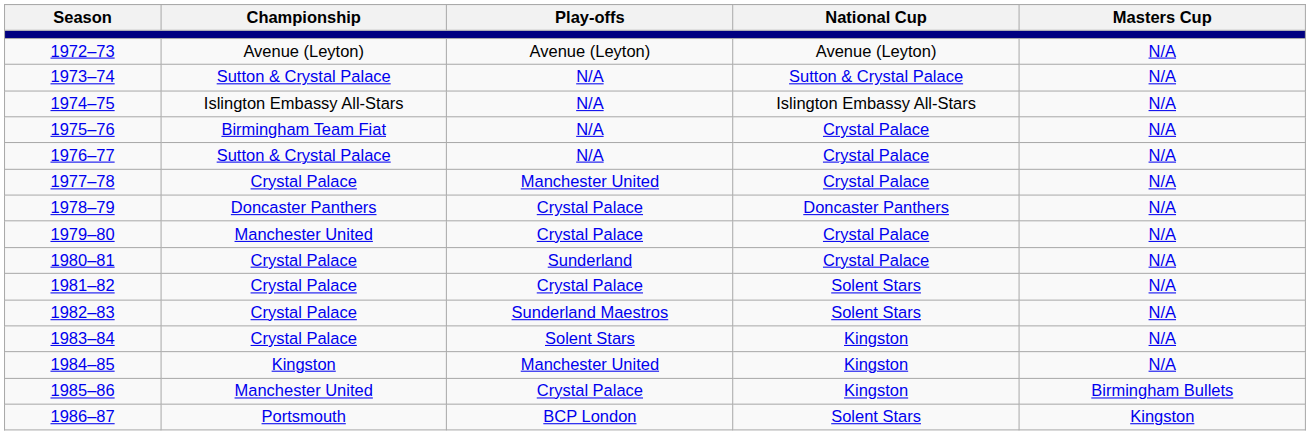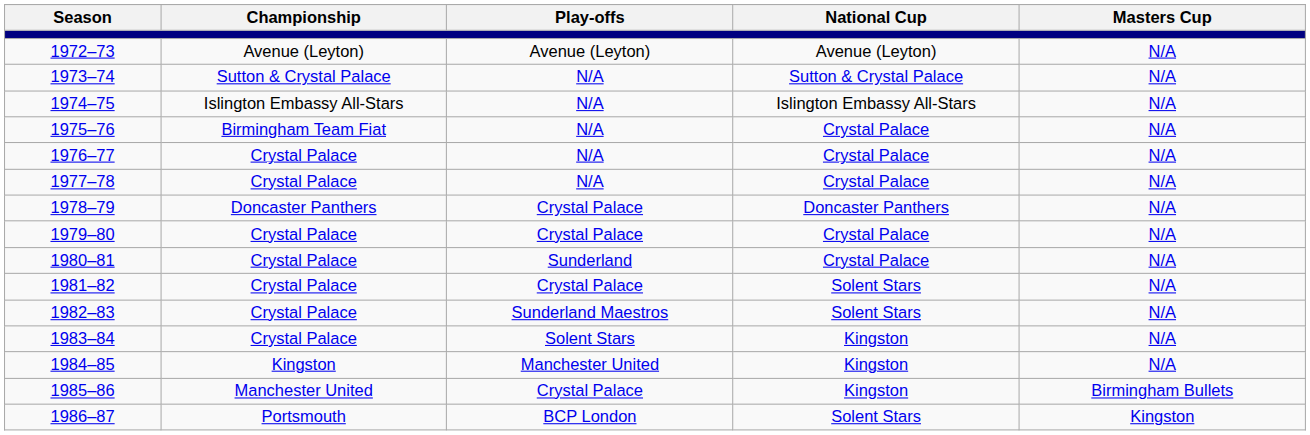(304, 155) Sutton & Crystal Palace -> (304, 155) Crystal Palace
(590, 181) Manchester United -> (590, 181) N/A
(304, 234) Manchester United -> (304, 234) Crystal Palace
